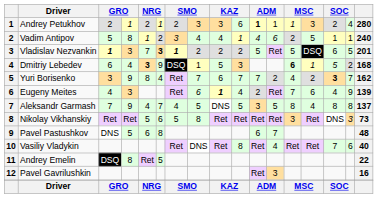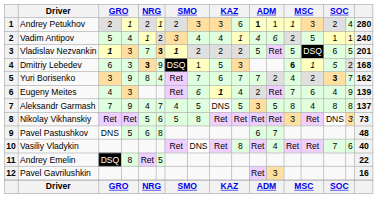(130, 38) 8 -> (130, 38) 4
(130, 65) 4 -> (130, 65) 3
